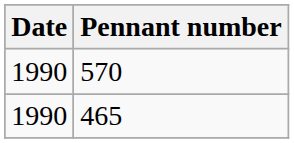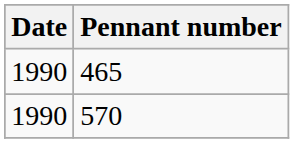rows swapped: (101, 115) <-> (101, 71)
